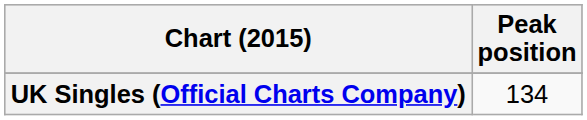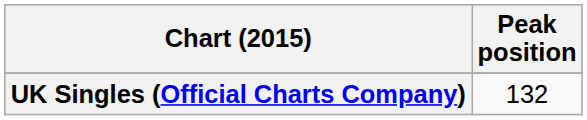(527, 93) 134 -> (527, 93) 132
